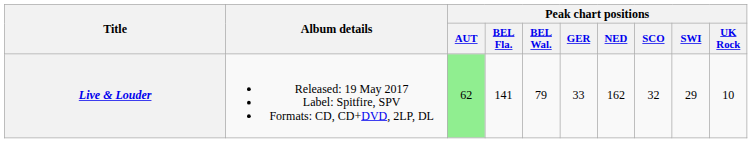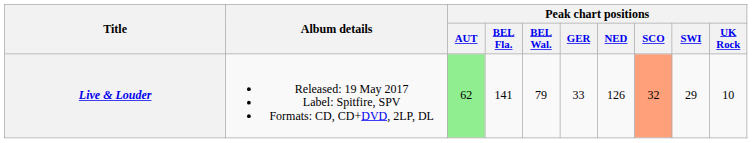(616, 95) 162 -> (616, 95) 126
(653, 95) no background -> (653, 95) lightsalmon background
